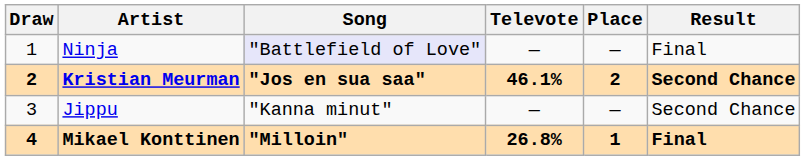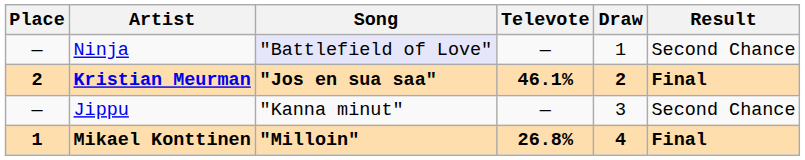columns swapped: (31, 20) <-> (615, 20)
(679, 50) Final -> (724, 50) Second Chance
(724, 80) Second Chance -> (679, 80) Final
